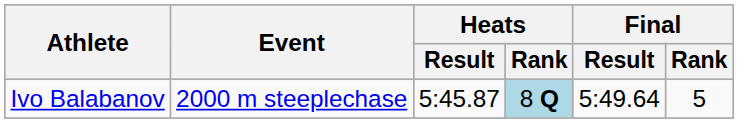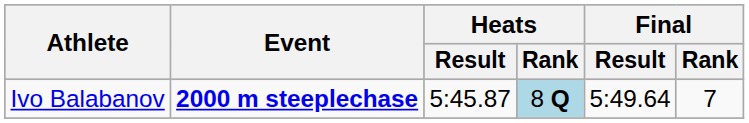(292, 99) normal -> (297, 99) bold
(699, 99) 5 -> (710, 99) 7
